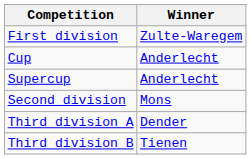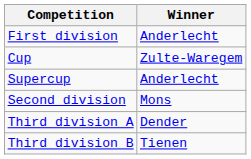(191, 37) Zulte-Waregem -> (179, 37) Anderlecht
(179, 58) Anderlecht -> (191, 58) Zulte-Waregem
